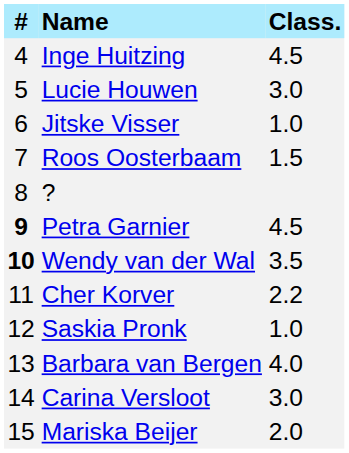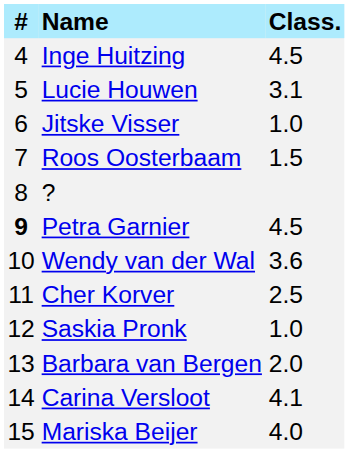(286, 90) 3.0 -> (286, 90) 3.1
(21, 261) bold -> (21, 260) normal
(286, 260) 3.5 -> (286, 260) 3.6
(286, 295) 2.2 -> (286, 295) 2.5
(286, 363) 4.0 -> (286, 363) 2.0
(286, 397) 3.0 -> (286, 397) 4.1
(286, 432) 2.0 -> (286, 432) 4.0
